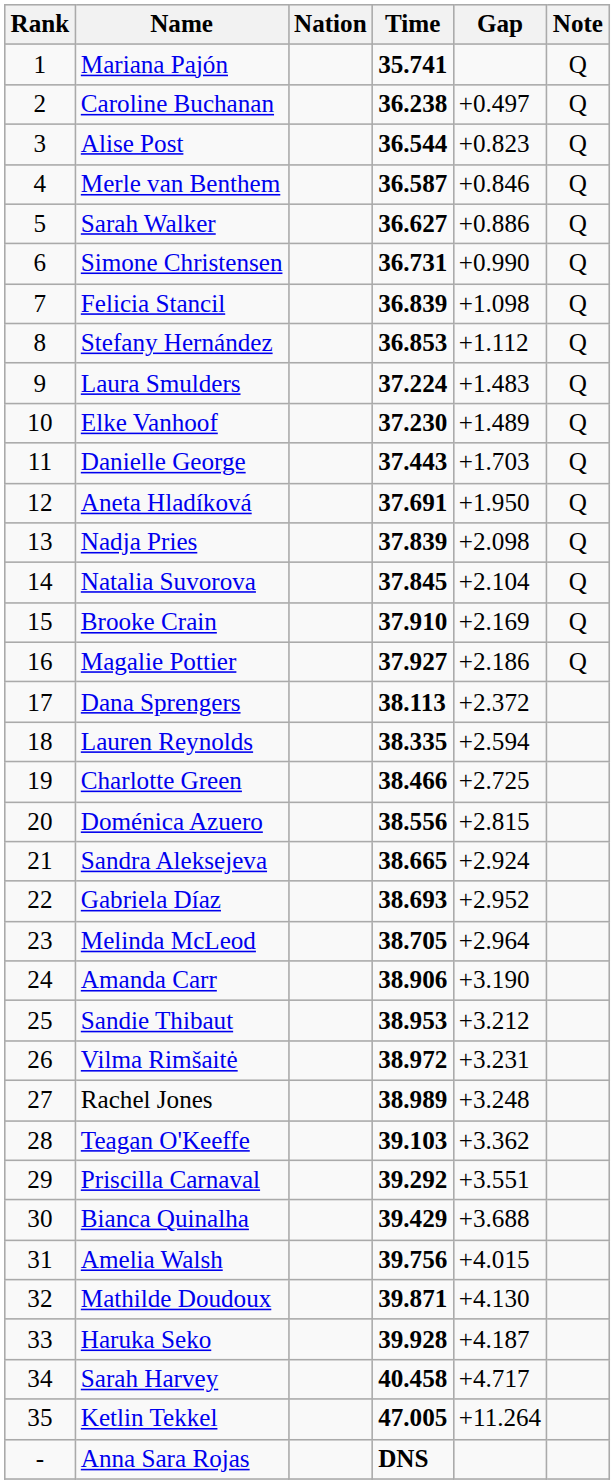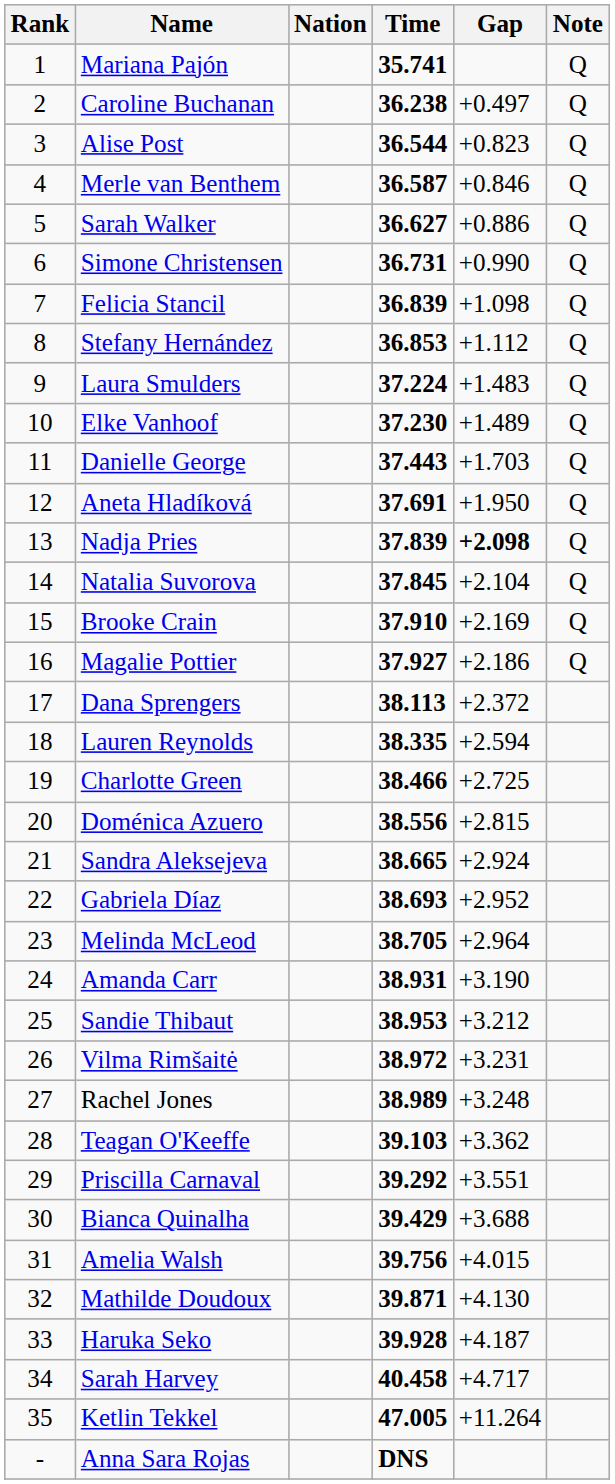(494, 542) normal -> (494, 542) bold
(413, 980) 38.906 -> (413, 980) 38.931
